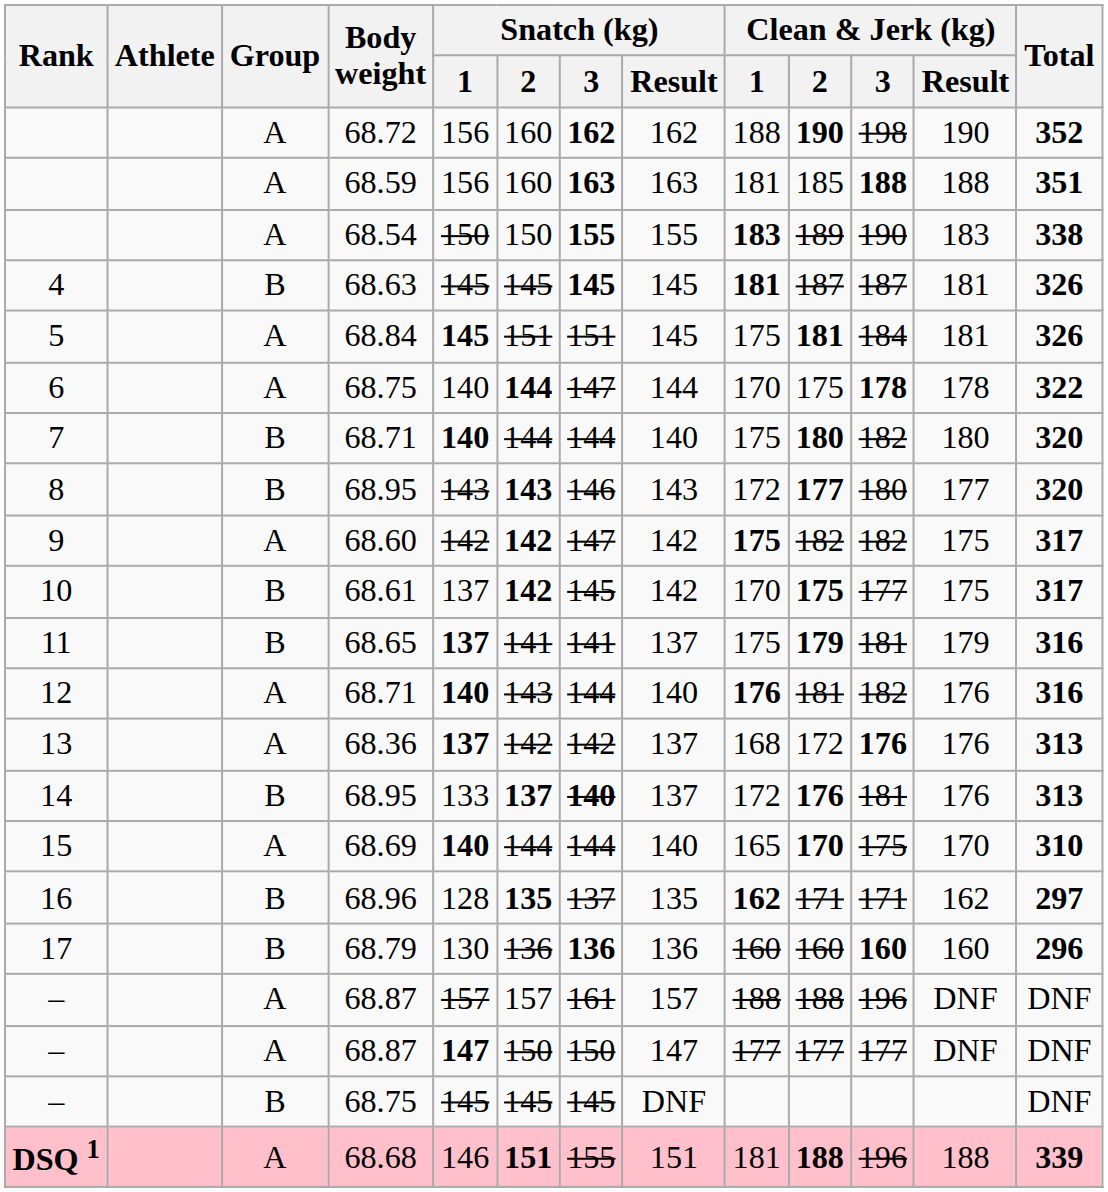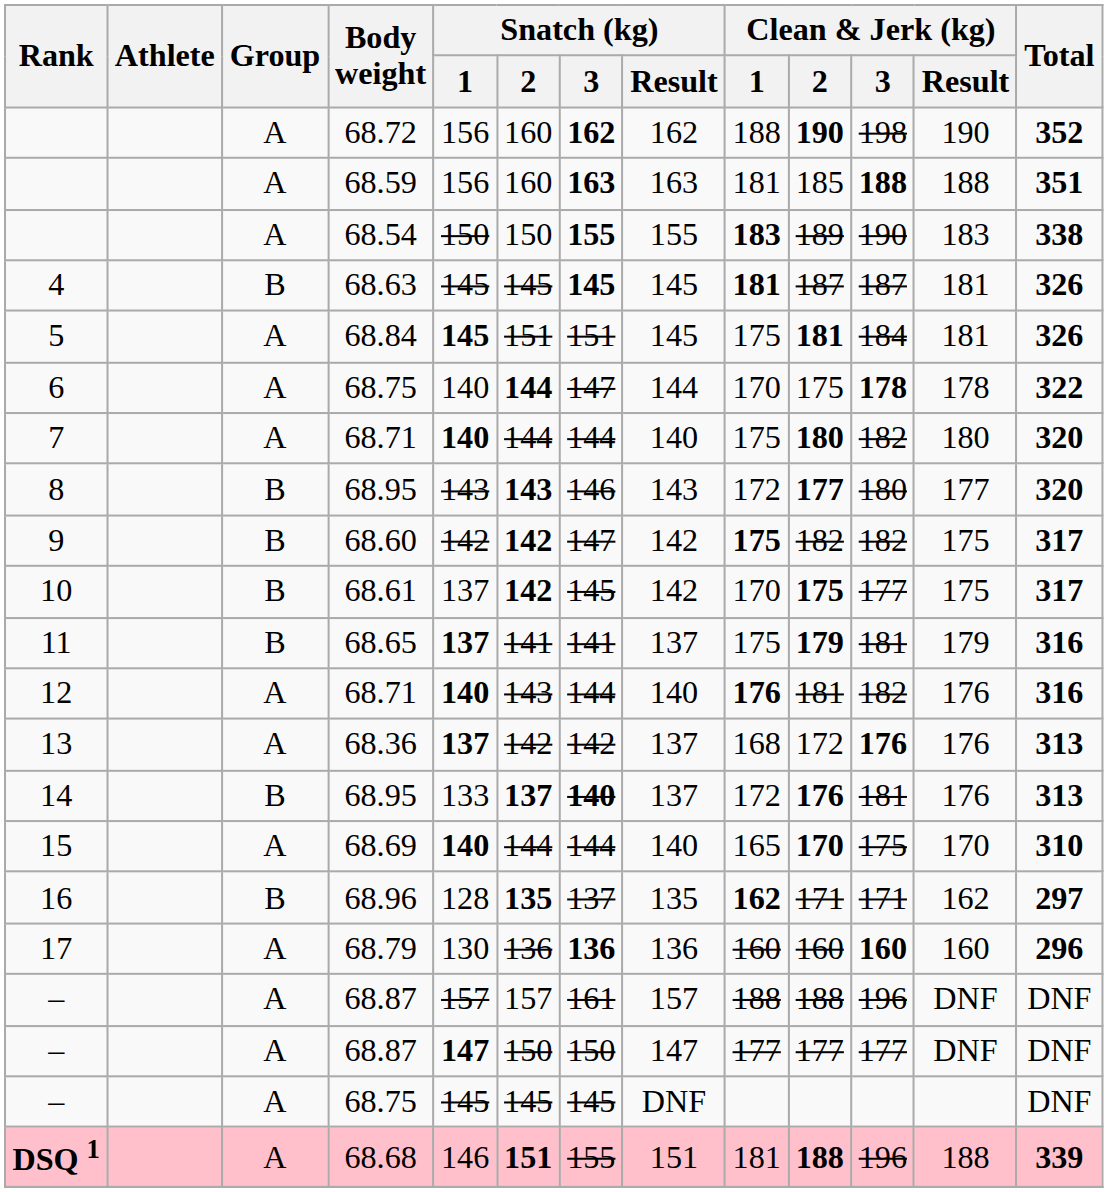(275, 438) B -> (275, 438) A
(275, 540) A -> (275, 540) B
(275, 948) B -> (275, 948) A
(275, 1101) B -> (275, 1101) A
